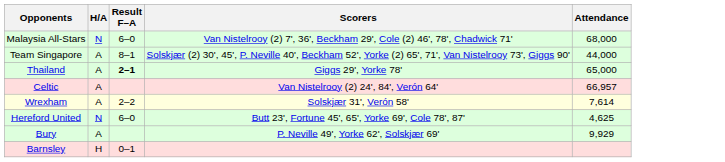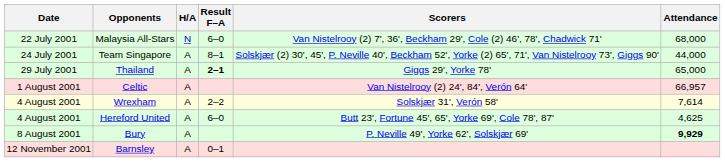+ column: (49, 17)
(99, 117) N -> (187, 117) A
(602, 133) normal -> (690, 133) bold
(99, 149) H -> (187, 149) A
